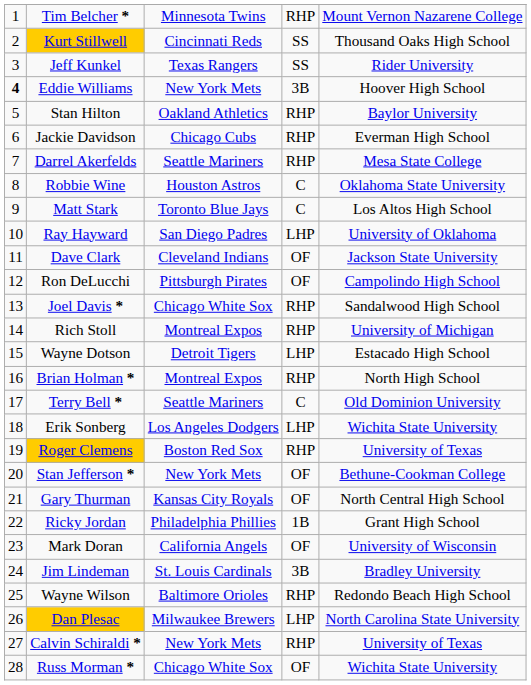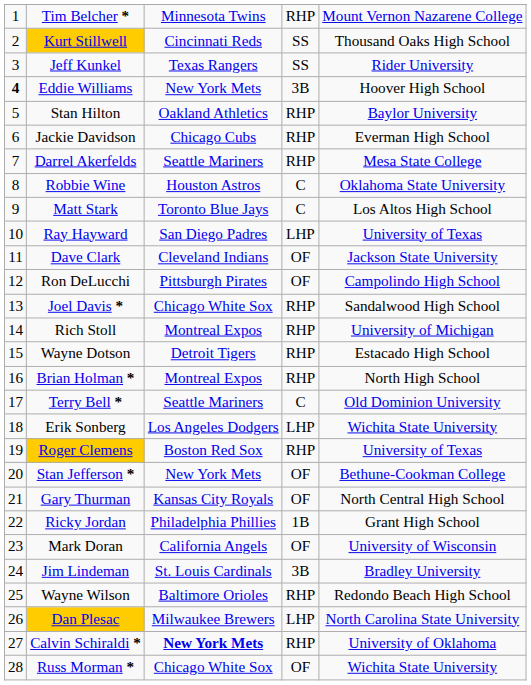(422, 233) University of Oklahoma -> (422, 233) University of Texas
(300, 354) LHP -> (300, 354) RHP
(213, 643) normal -> (213, 643) bold
(422, 643) University of Texas -> (422, 643) University of Oklahoma
